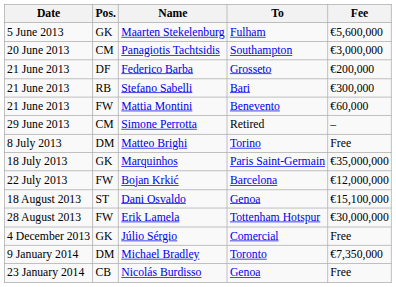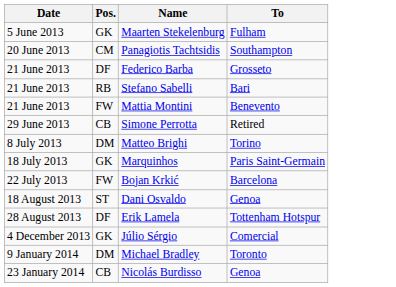- column: (360, 13)
(105, 124) CM -> (103, 124) CB
(104, 217) FW -> (103, 217) DF
